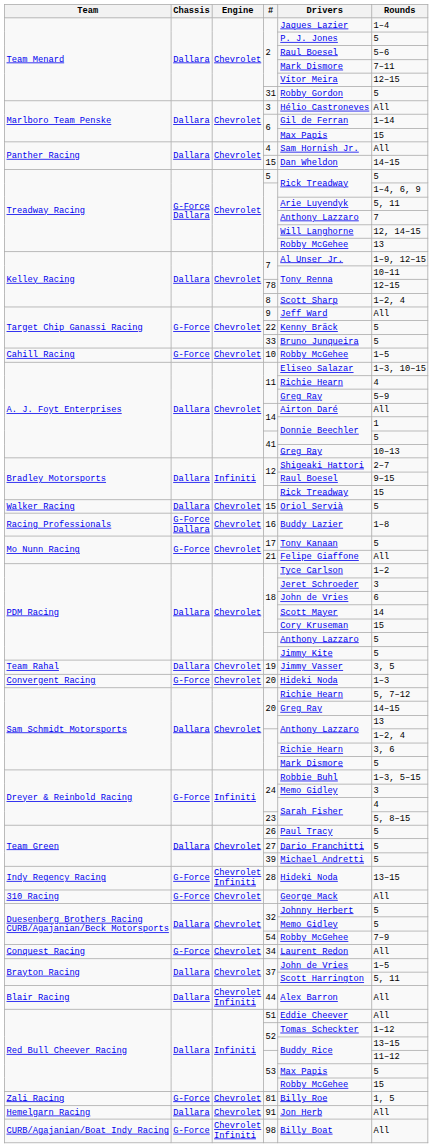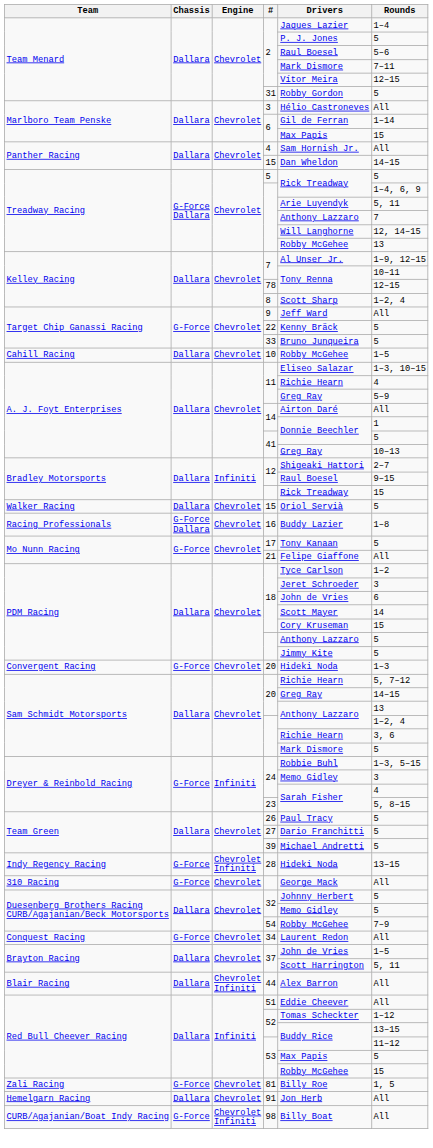(191, 355) G-Force -> (191, 355) Dallara
- row: (33, 667)
